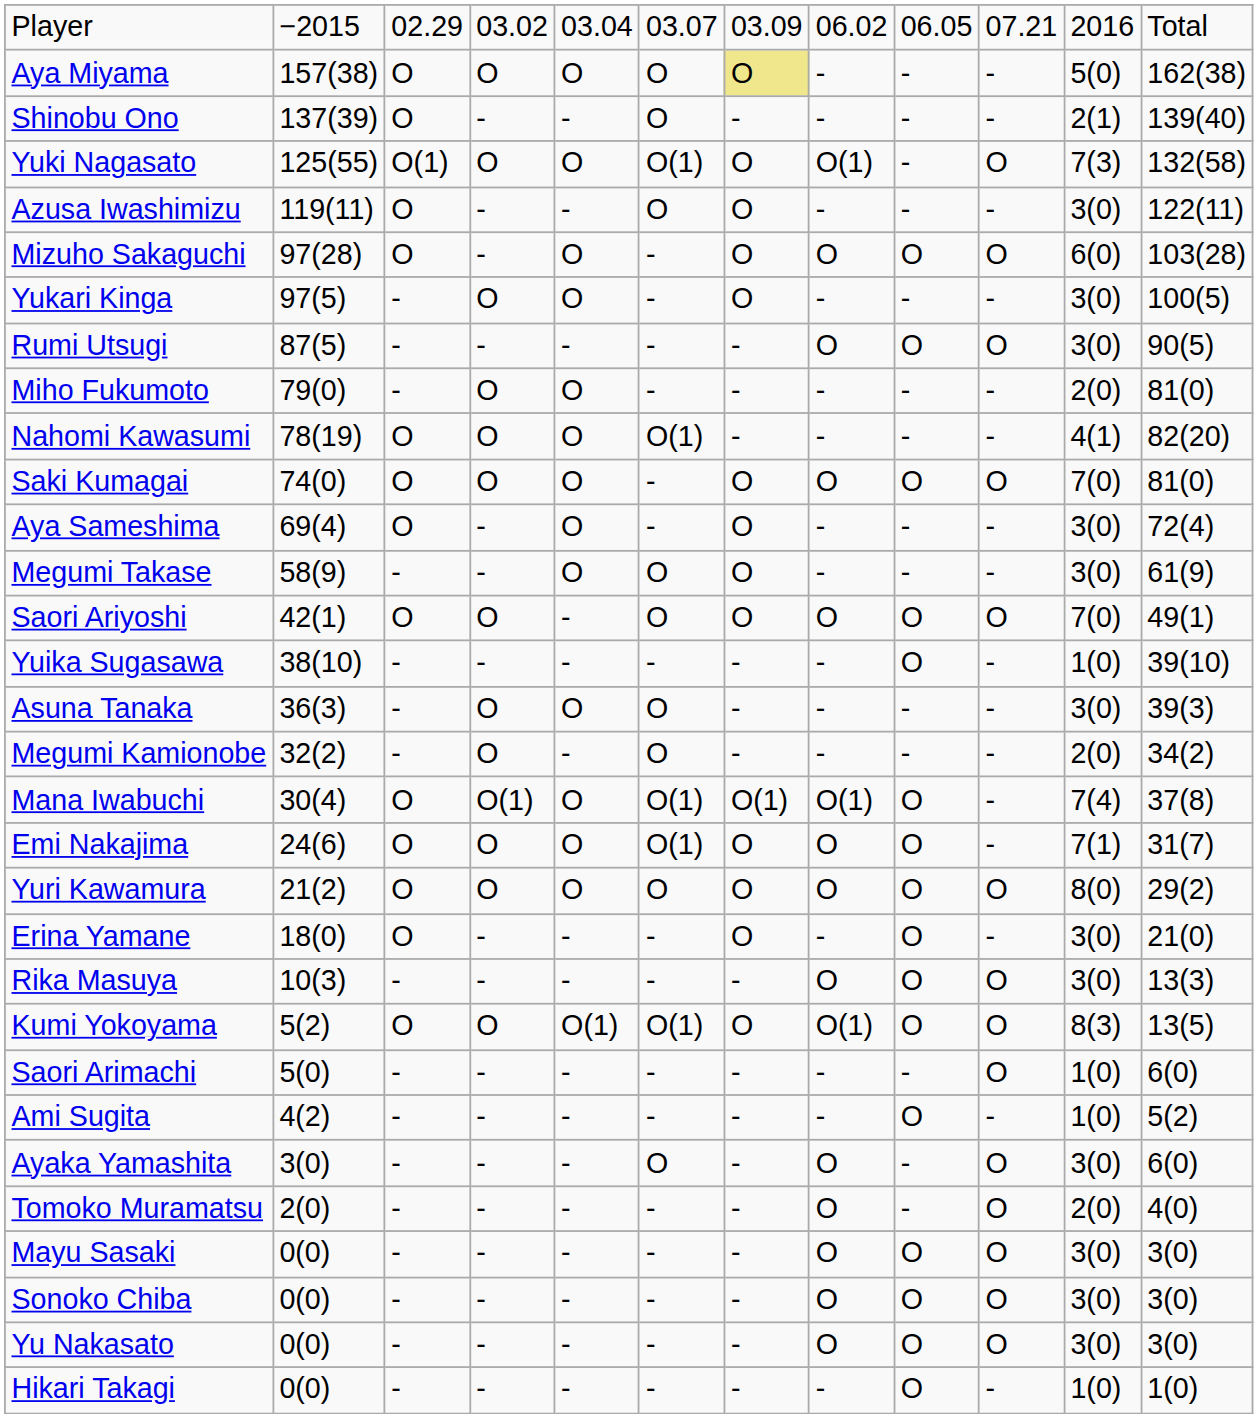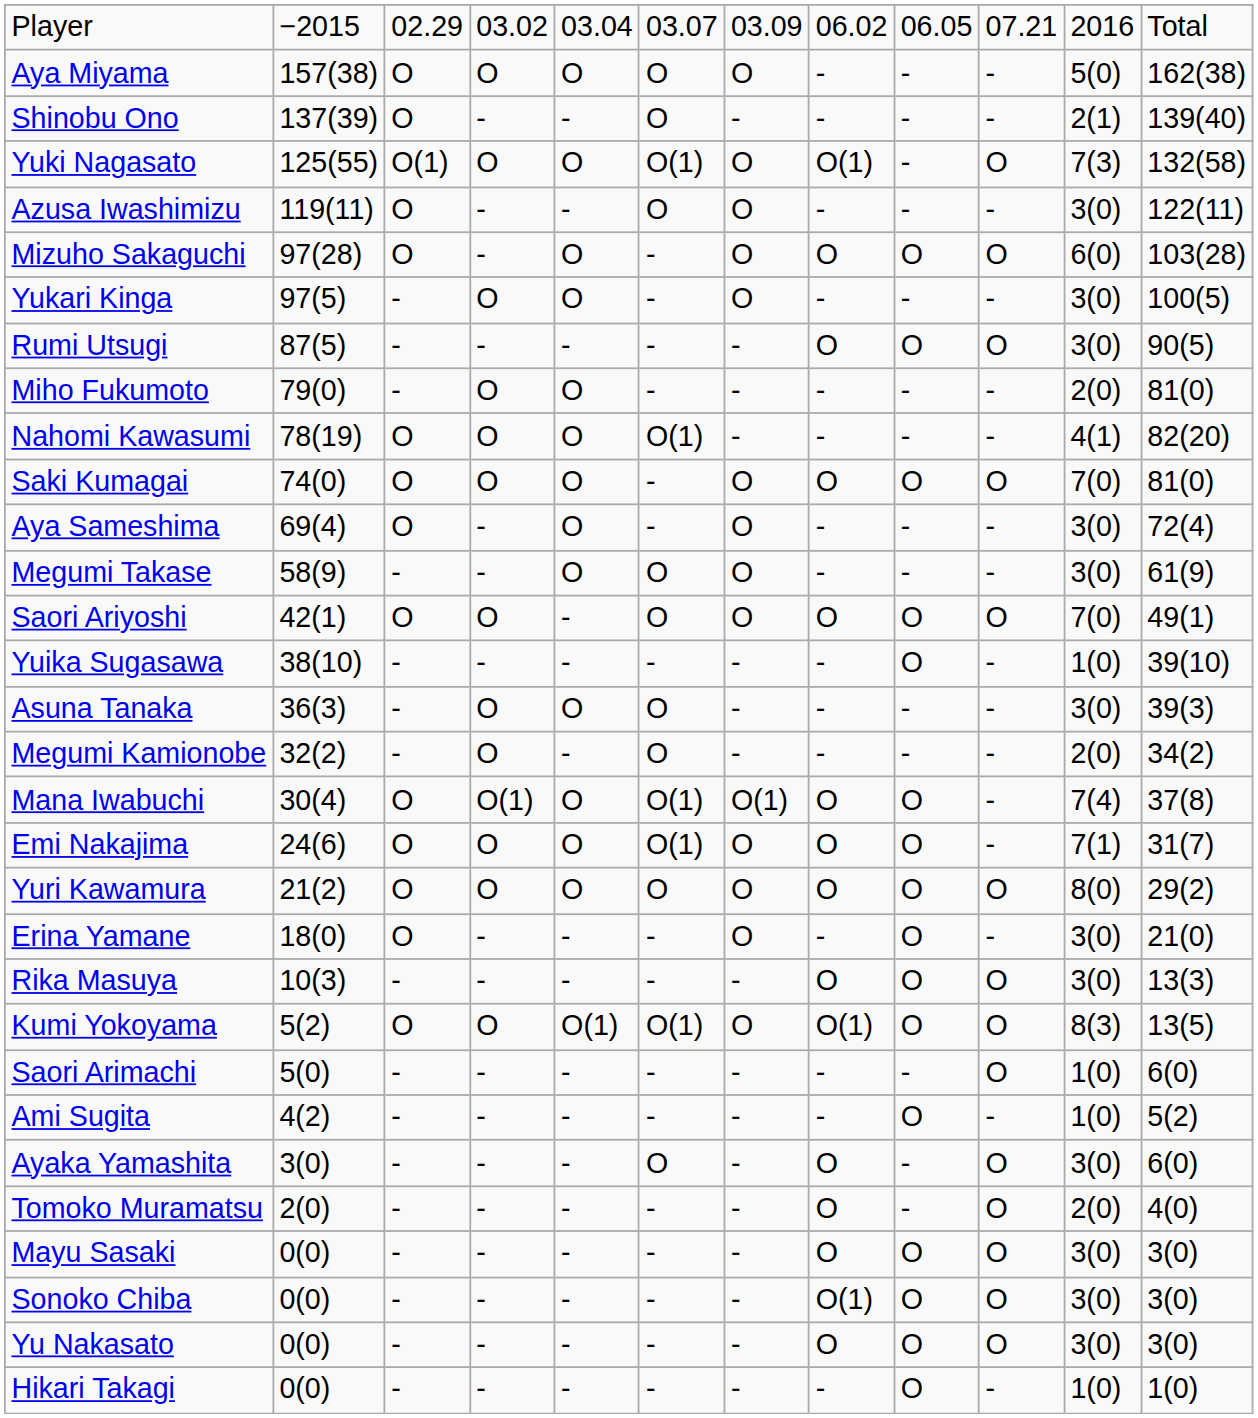(742, 72) khaki background -> (742, 72) no background
(844, 799) O(1) -> (827, 799) O
(827, 1299) O -> (844, 1299) O(1)
